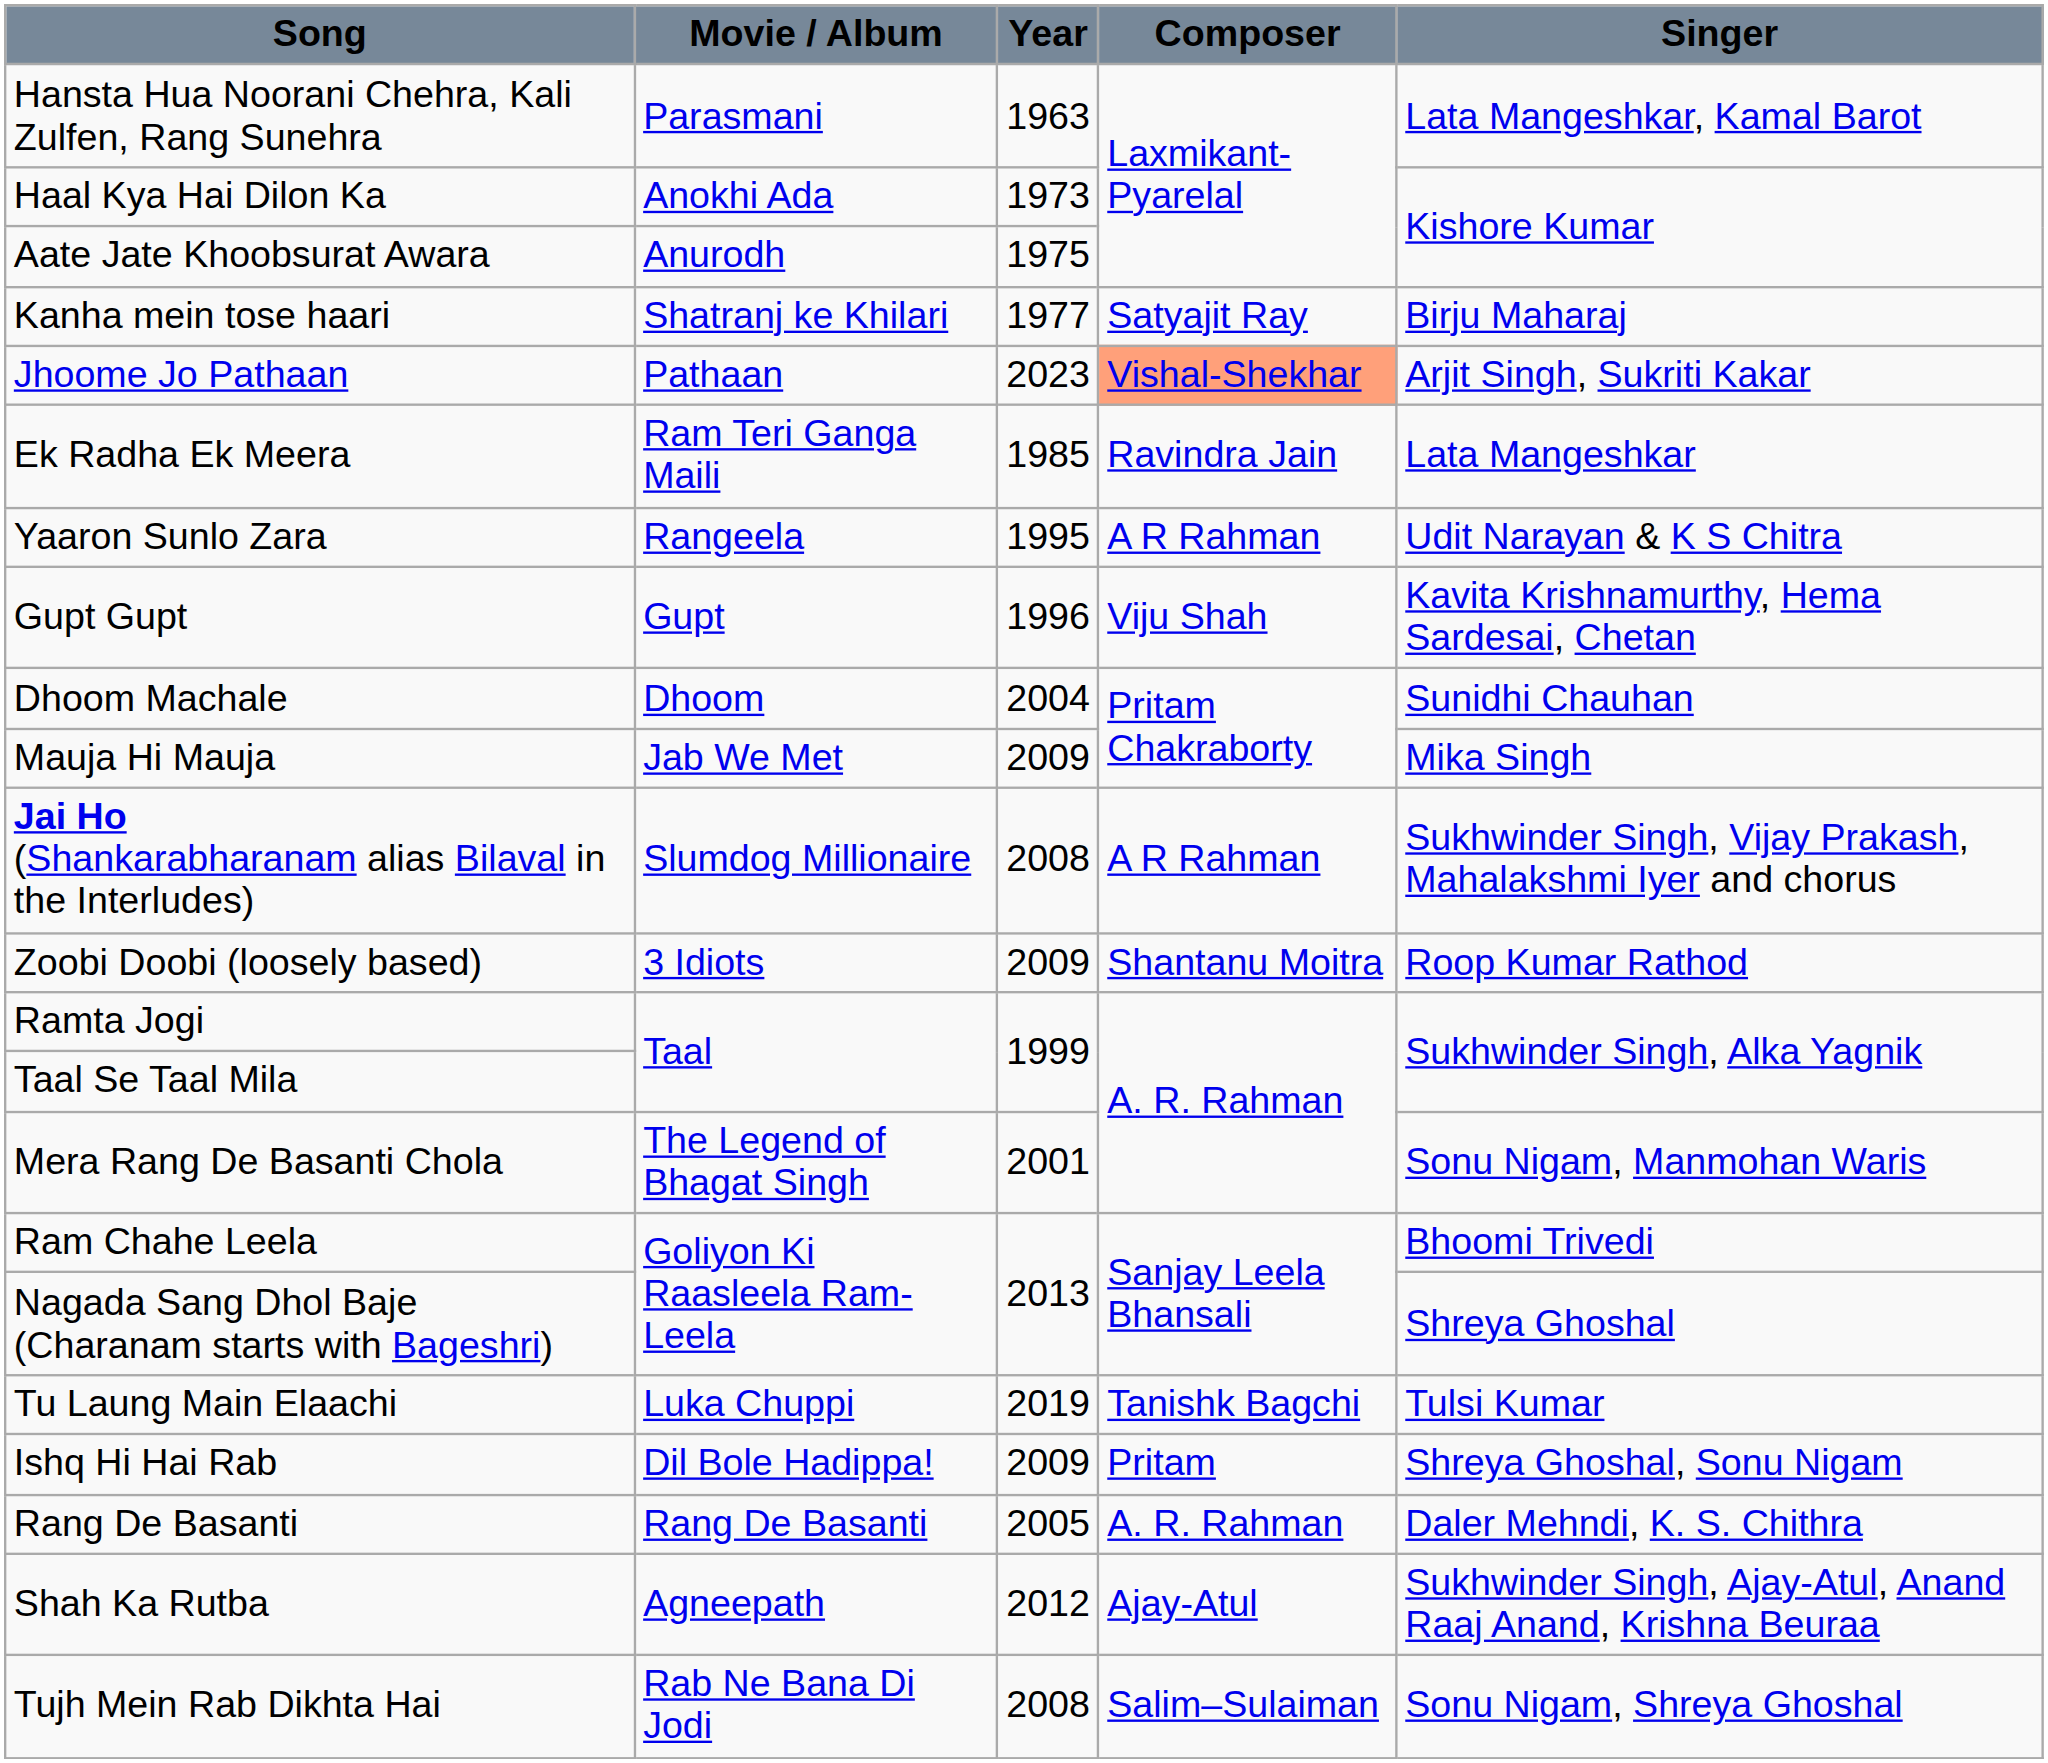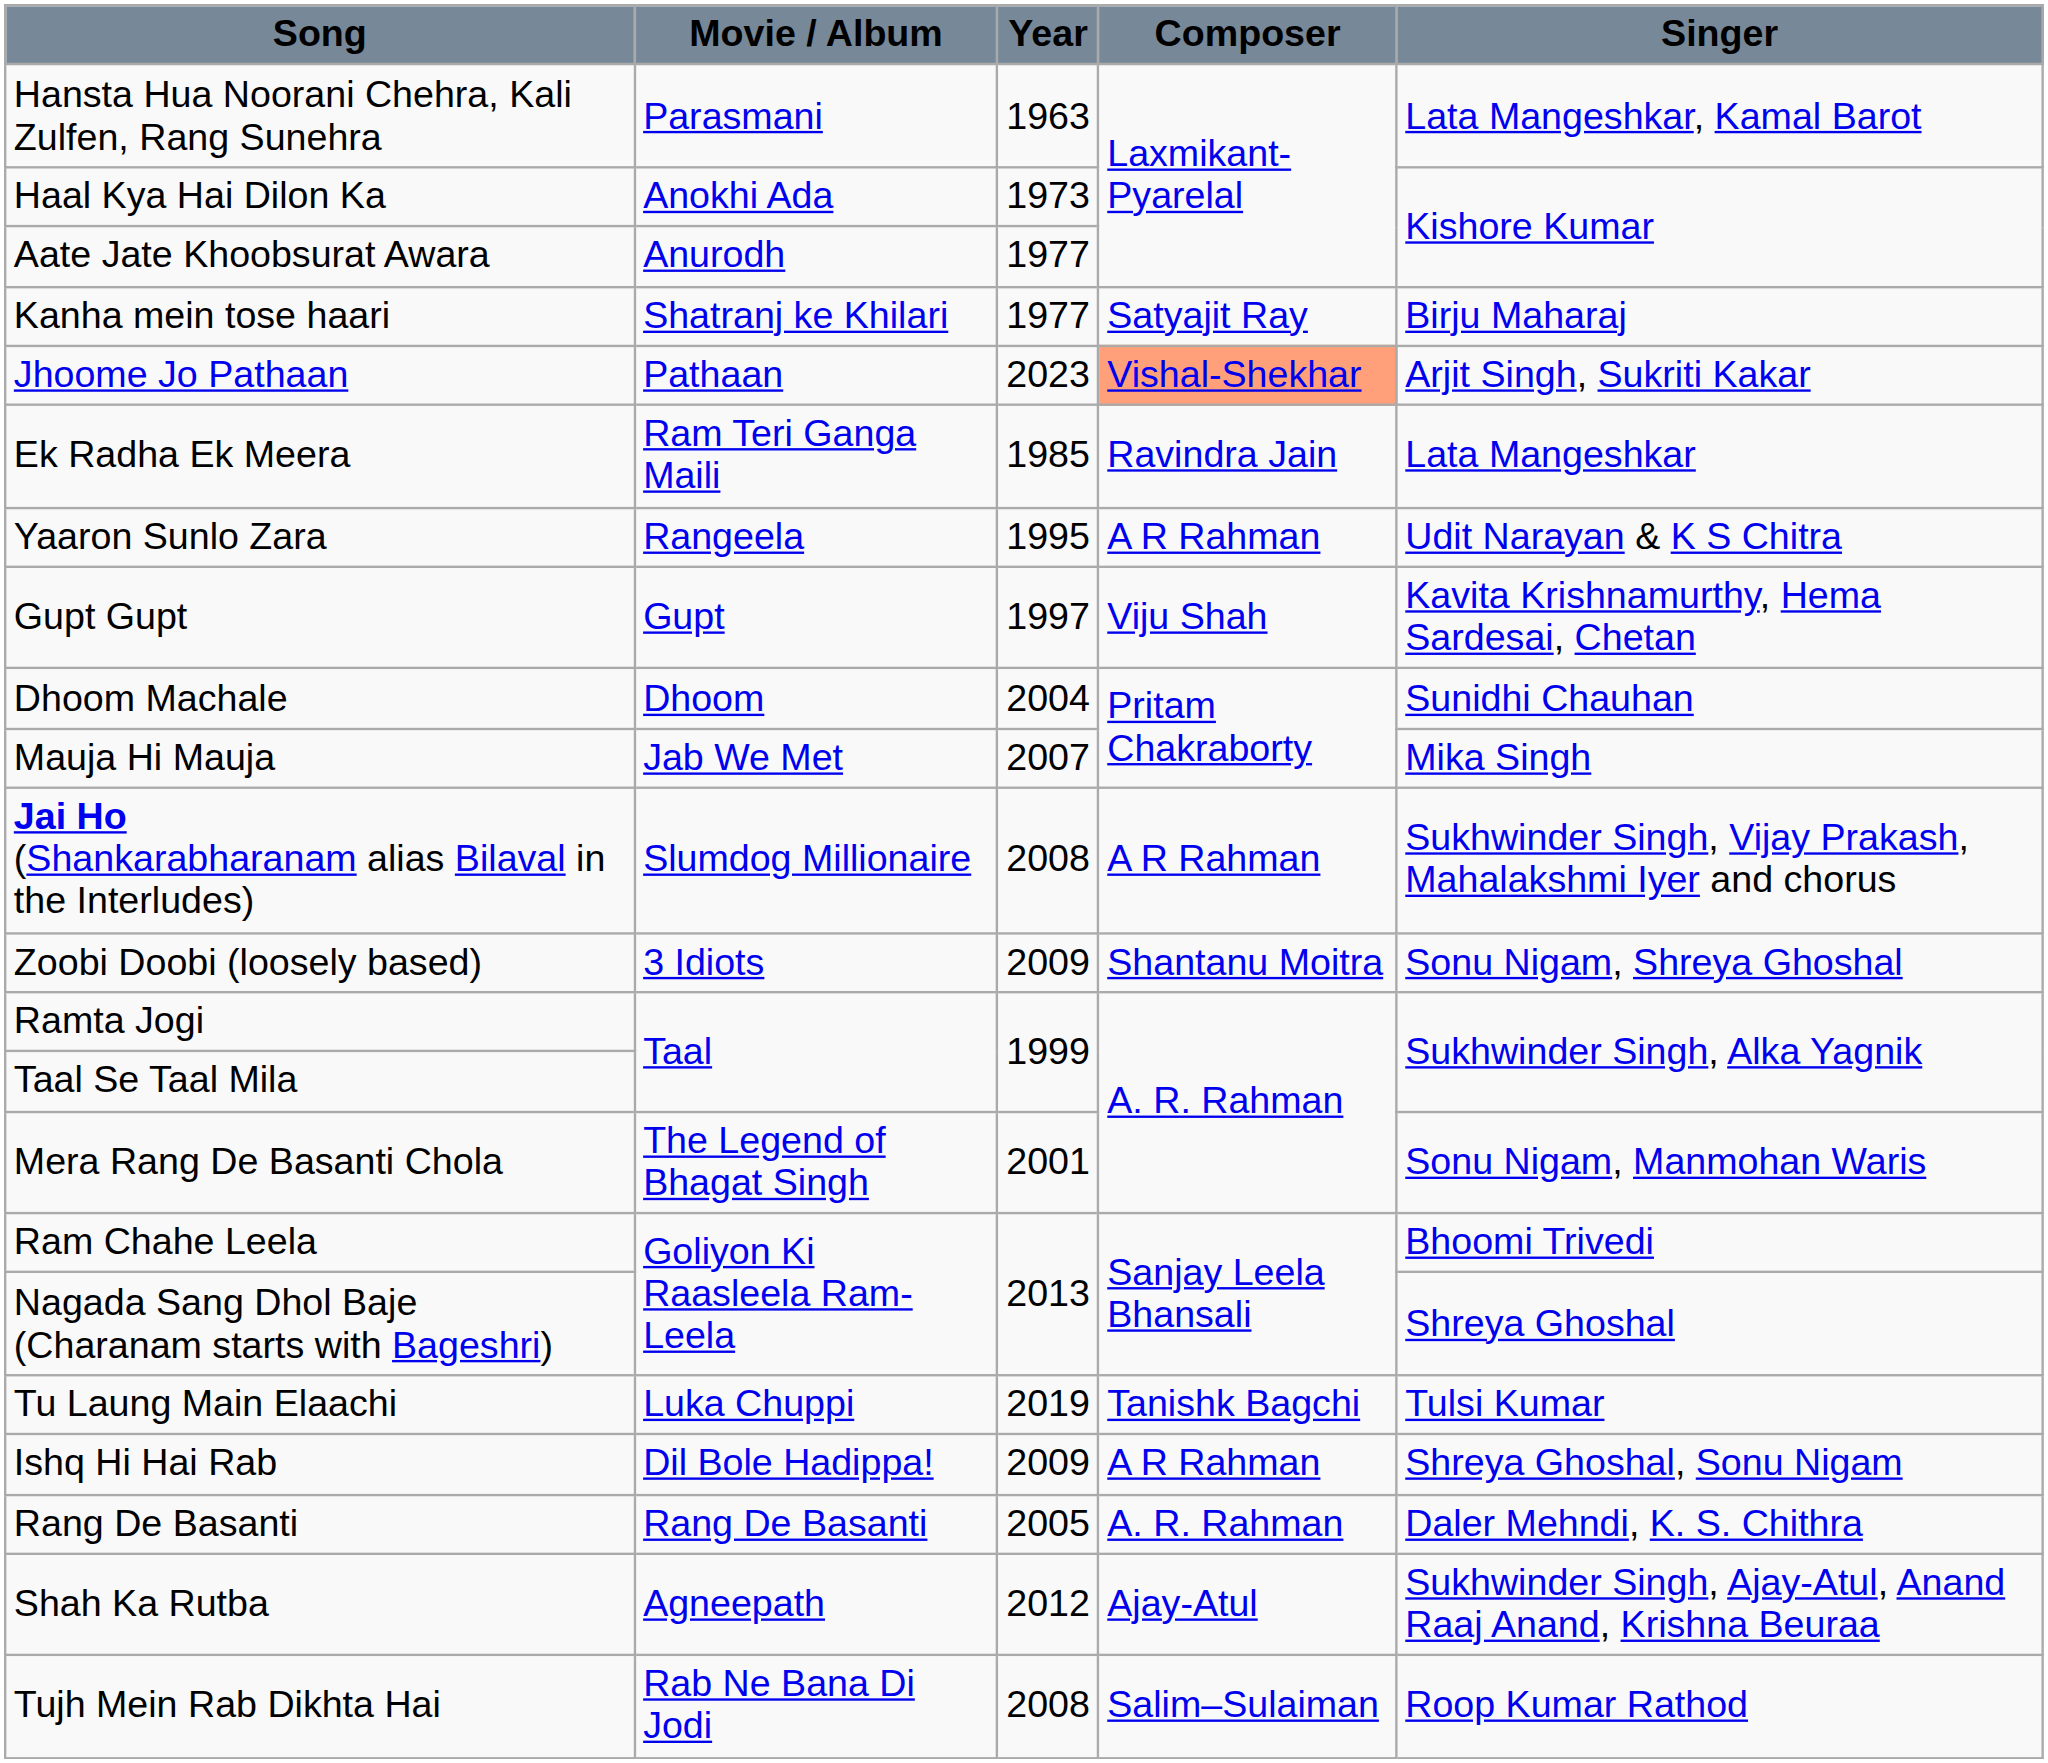(1048, 255) 1975 -> (1048, 255) 1977
(1048, 617) 1996 -> (1048, 617) 1997
(1048, 757) 2009 -> (1048, 757) 2007
(1577, 961) Roop Kumar Rathod -> (1654, 961) Sonu Nigam, Shreya Ghoshal
(1162, 1463) Pritam -> (1214, 1463) A R Rahman
(1654, 1705) Sonu Nigam, Shreya Ghoshal -> (1577, 1705) Roop Kumar Rathod
